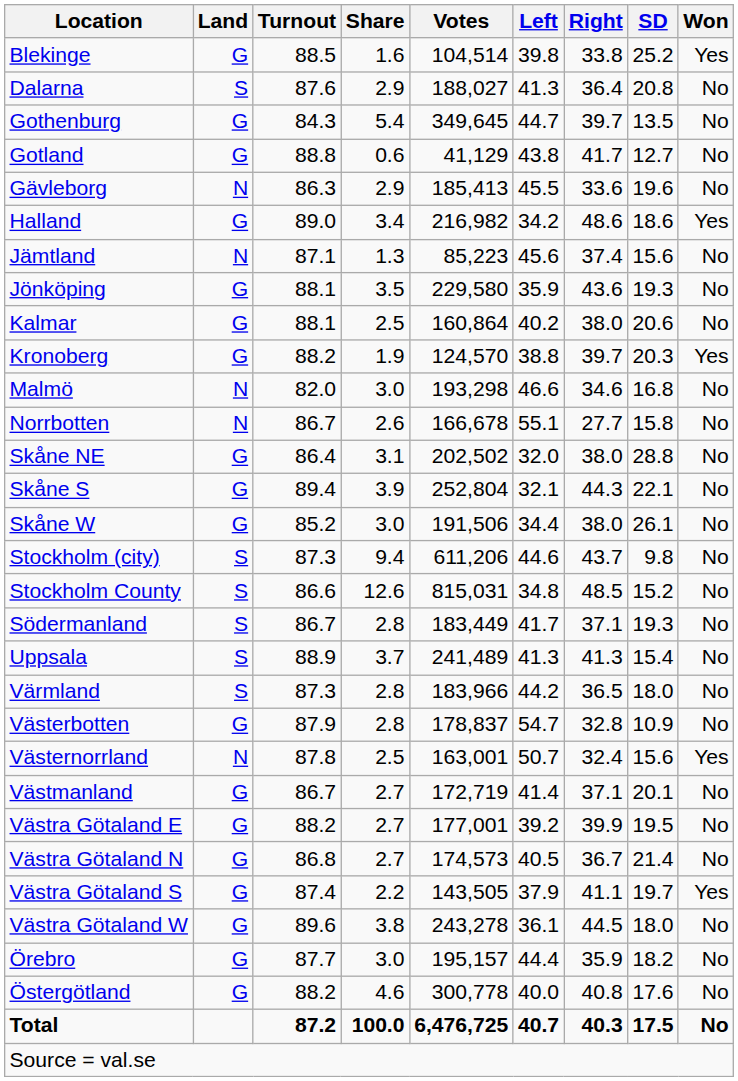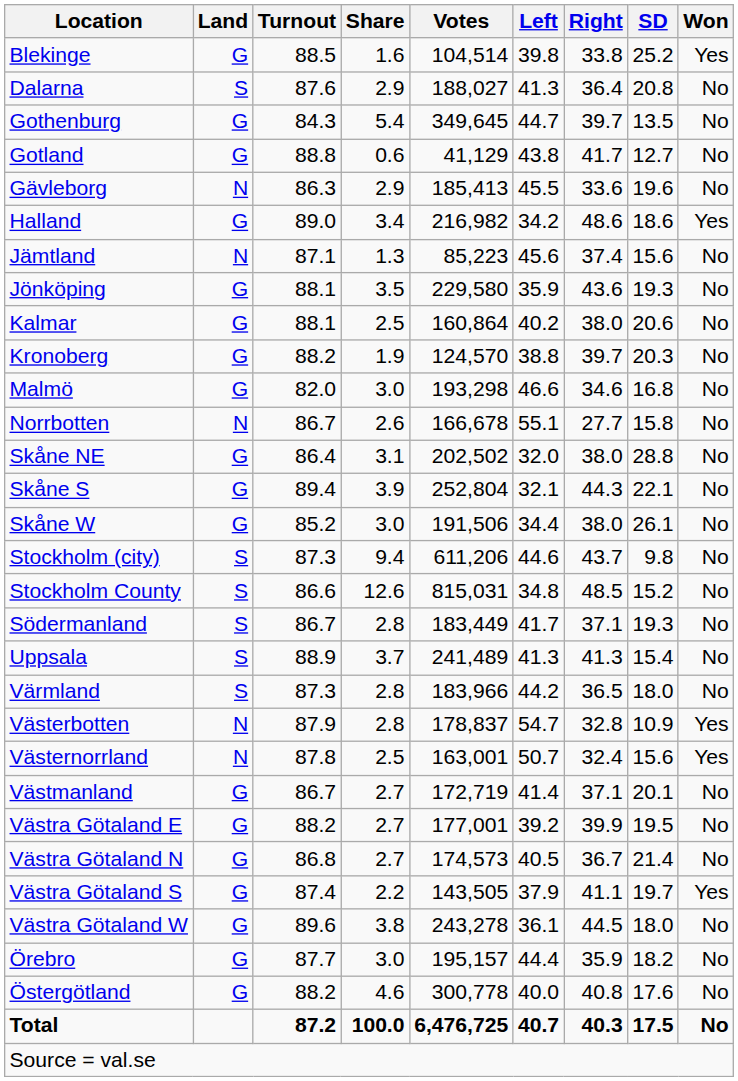(711, 356) Yes -> (715, 356) No
(241, 389) N -> (240, 389) G
(240, 724) G -> (241, 724) N
(715, 724) No -> (711, 724) Yes
